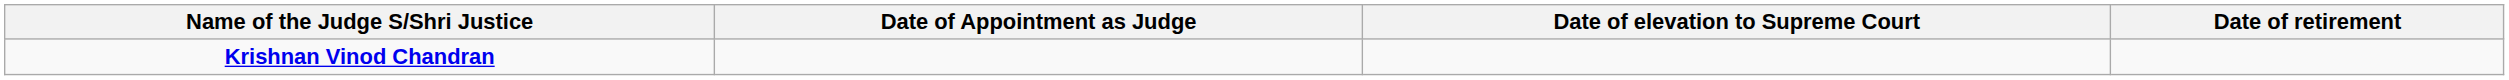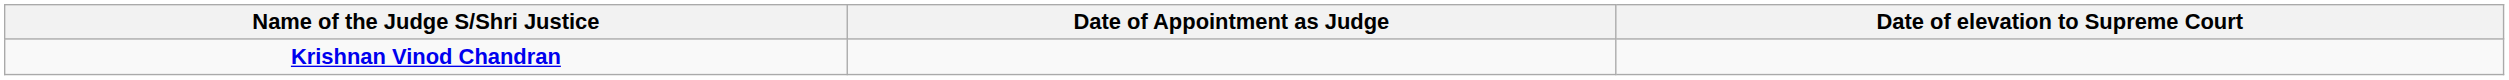- column: (2307, 21)
